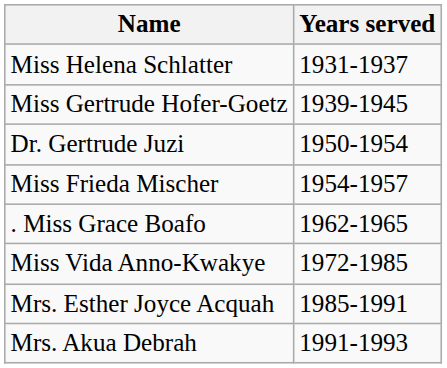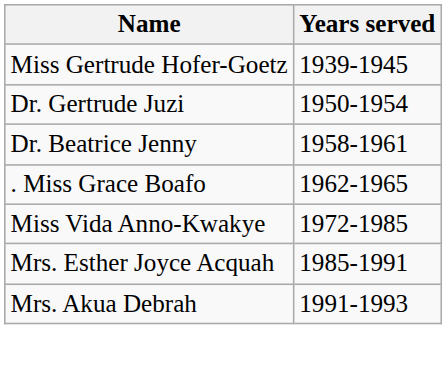- row: (121, 64)
- row: (115, 183)
+ row: (104, 143)
